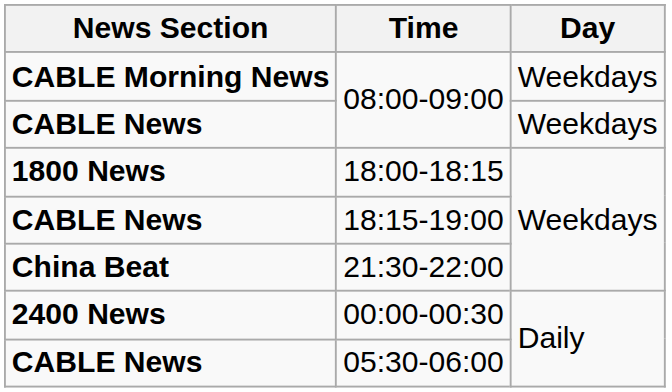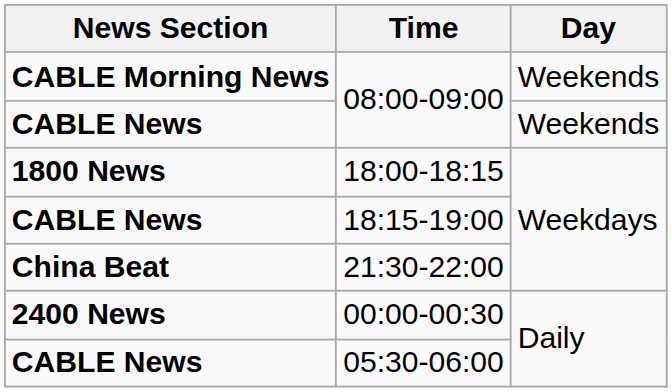(588, 76) Weekdays -> (588, 76) Weekends
(588, 123) Weekdays -> (588, 123) Weekends
